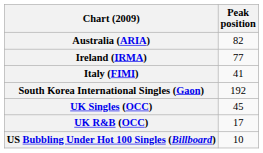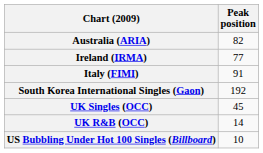(238, 73) 41 -> (238, 73) 91
(238, 123) 17 -> (238, 123) 14
